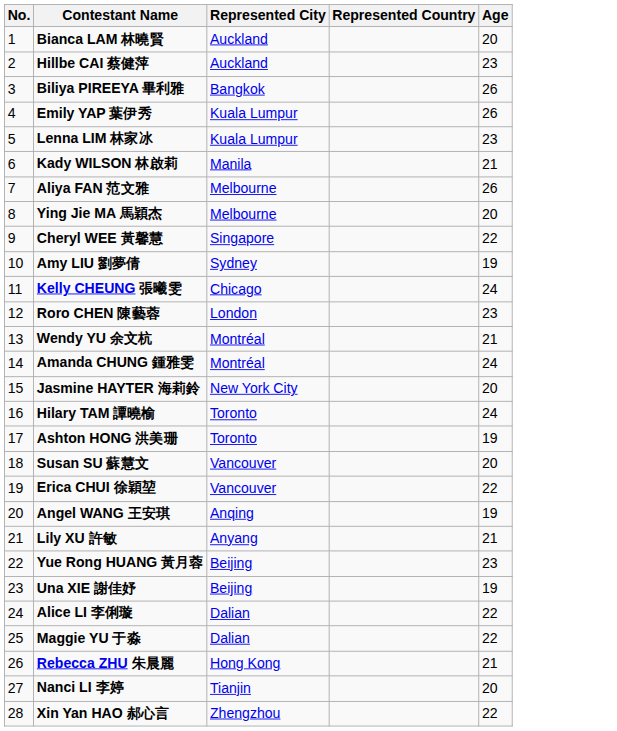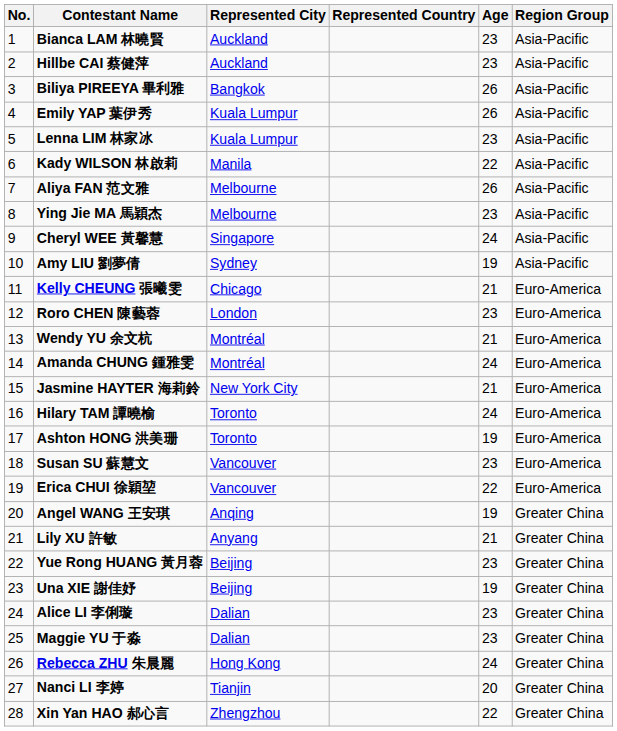+ column: (562, 15)
(490, 39) 20 -> (490, 39) 23
(490, 164) 21 -> (490, 164) 22
(490, 214) 20 -> (490, 214) 23
(490, 239) 22 -> (490, 239) 24
(490, 289) 24 -> (490, 289) 21
(490, 388) 20 -> (490, 388) 21
(490, 463) 20 -> (490, 463) 23
(490, 613) 22 -> (490, 613) 23
(490, 638) 22 -> (490, 638) 23
(490, 663) 21 -> (490, 663) 24
